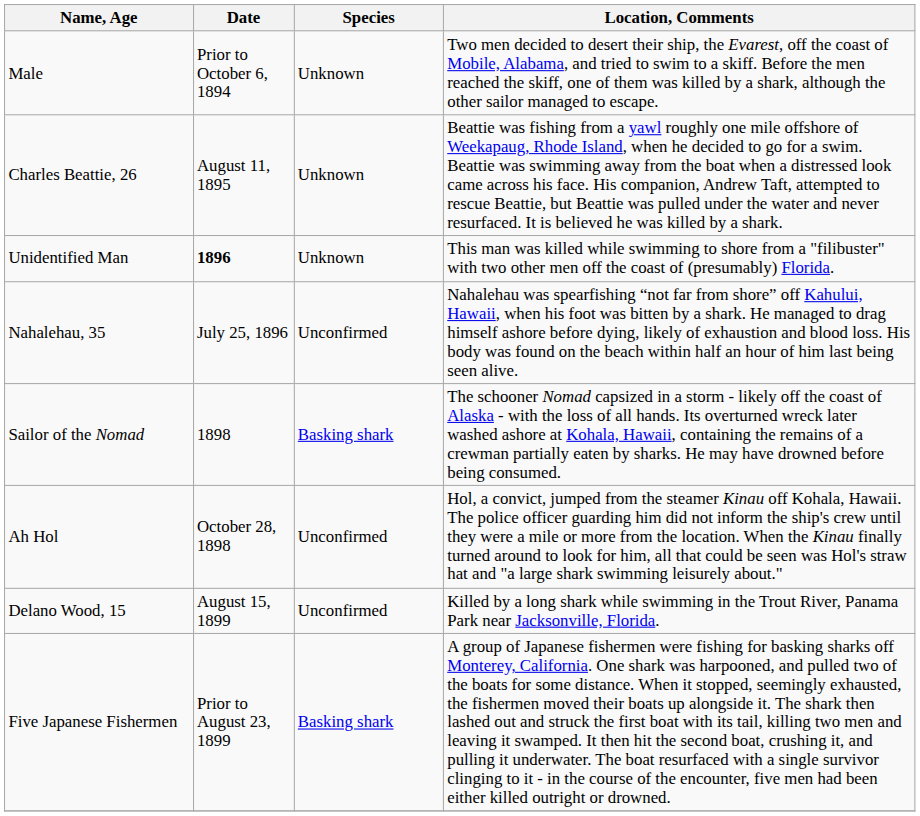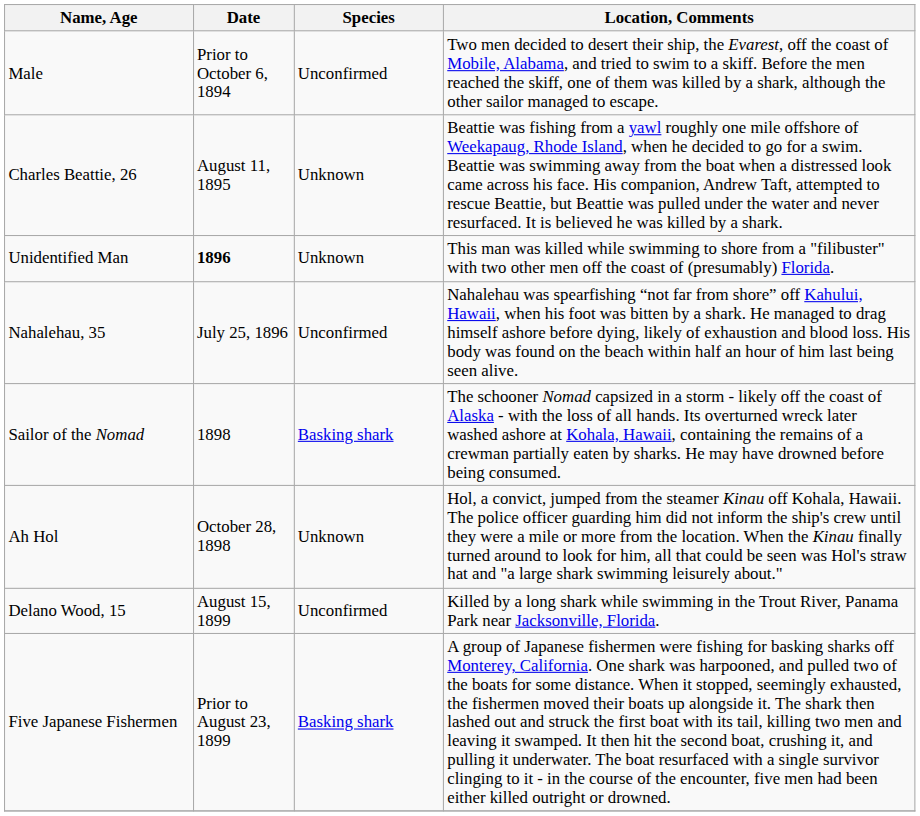(331, 72) Unknown -> (343, 72) Unconfirmed
(343, 536) Unconfirmed -> (331, 536) Unknown
